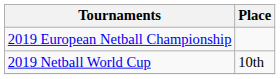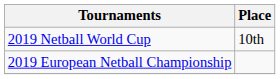rows swapped: (79, 62) <-> (120, 39)
